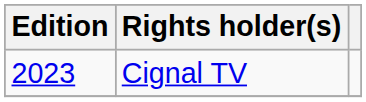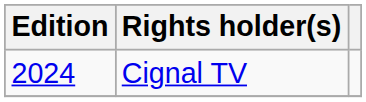(43, 72) 2023 -> (43, 72) 2024
